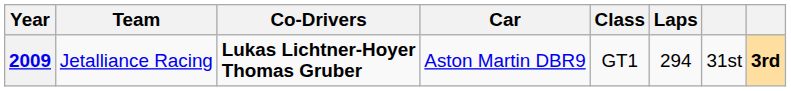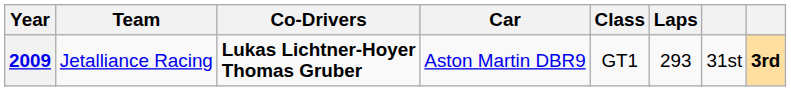(676, 60) 294 -> (676, 60) 293
